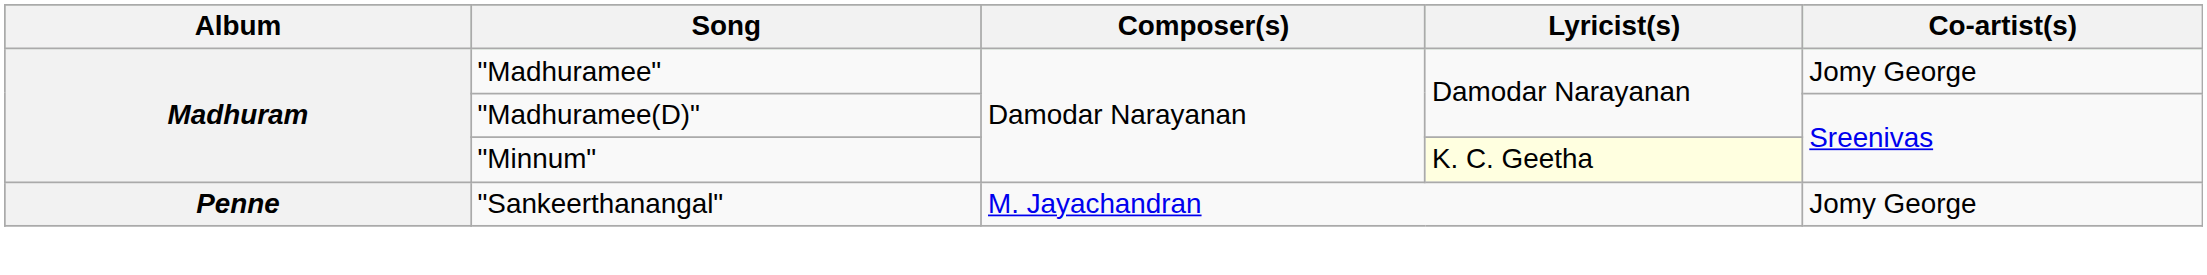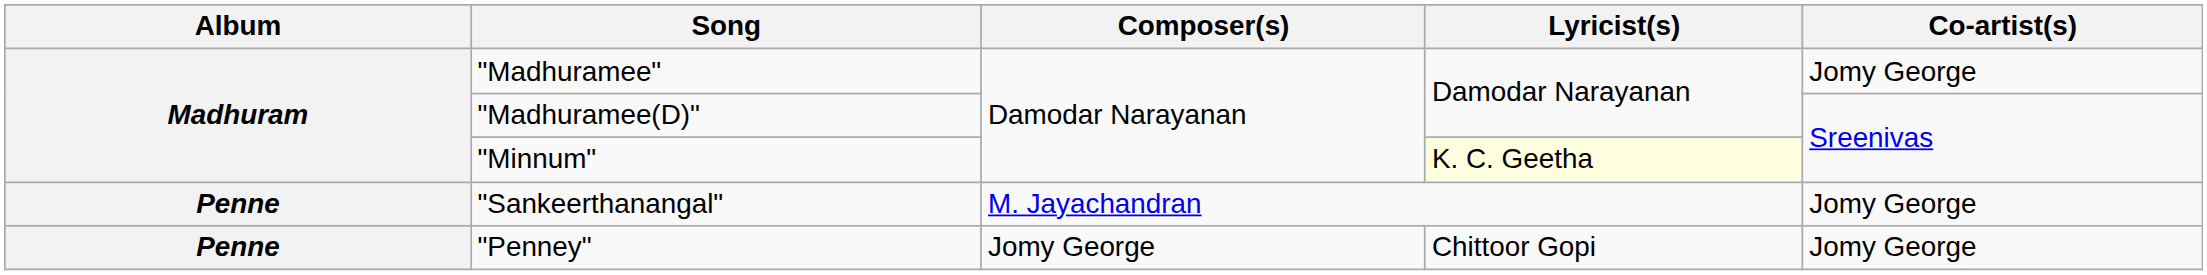+ row: (535, 247)
